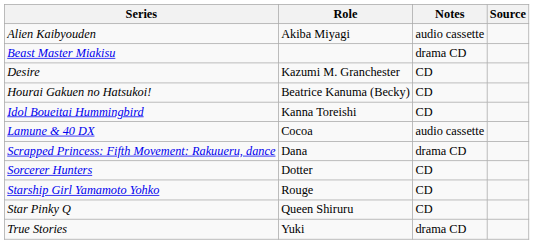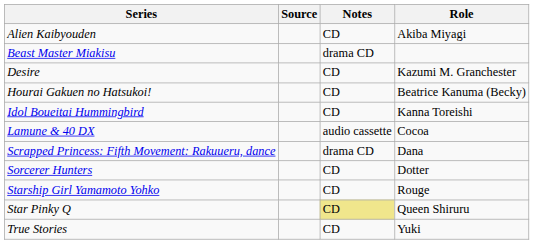columns swapped: (345, 14) <-> (508, 14)
(450, 33) audio cassette -> (331, 33) CD
(424, 209) no background -> (331, 209) khaki background
(441, 229) drama CD -> (331, 229) CD
